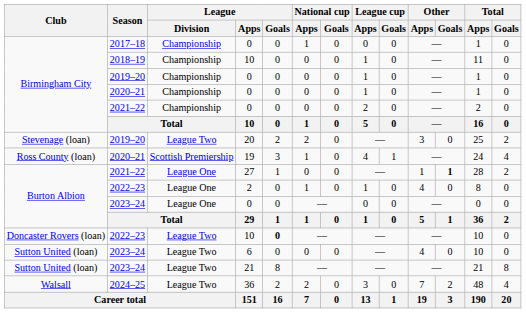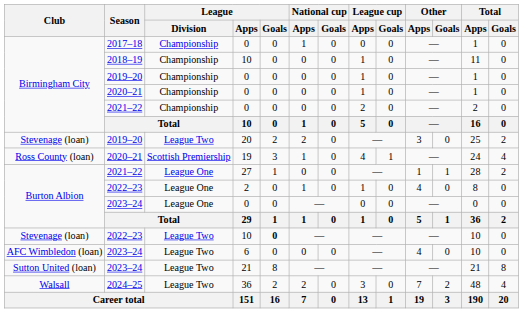(450, 172) bold -> (447, 172) normal
(56, 236) Doncaster Rovers (loan) -> (54, 236) Stevenage (loan)
(56, 252) Sutton United (loan) -> (54, 252) AFC Wimbledon (loan)
